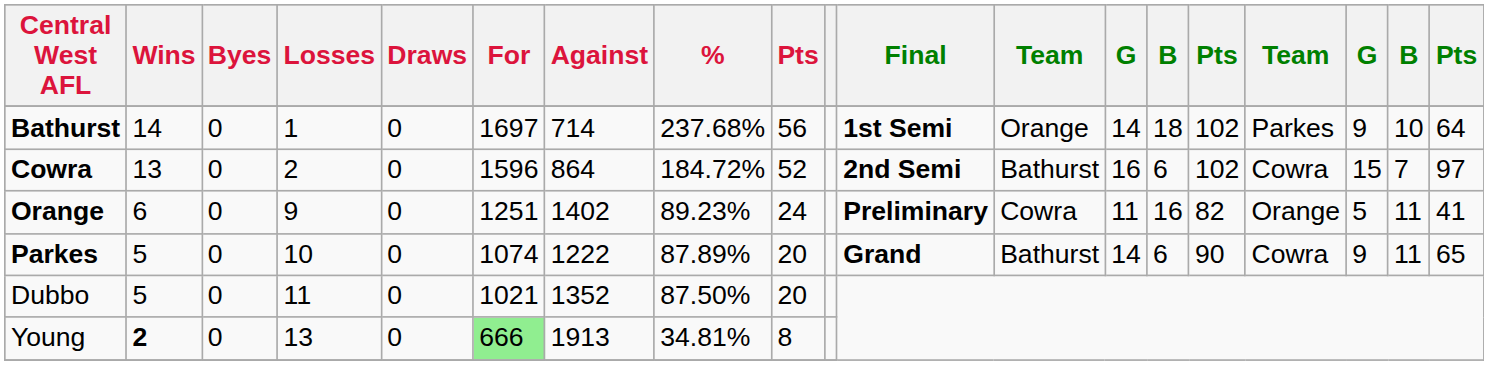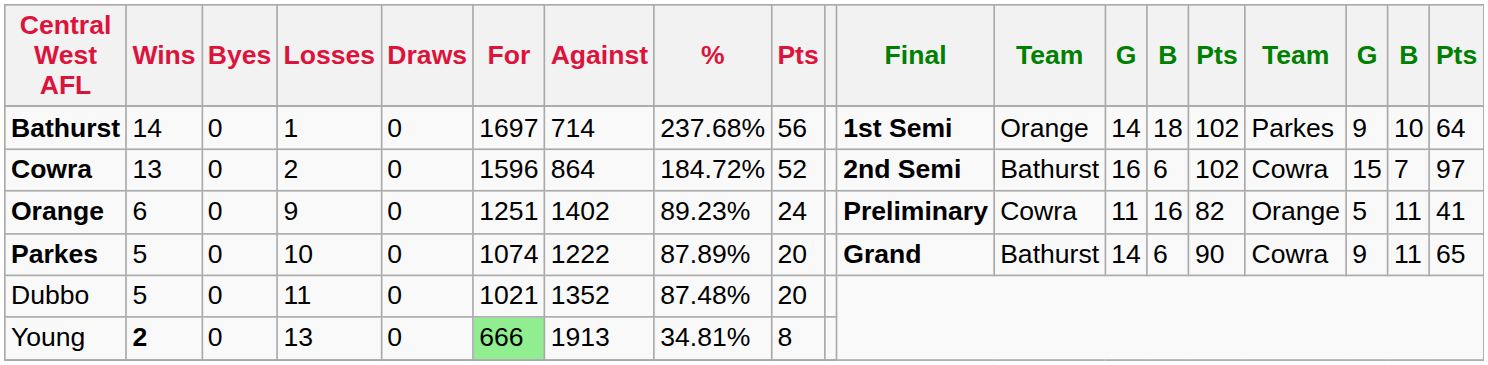(705, 295) 87.50% -> (705, 295) 87.48%
